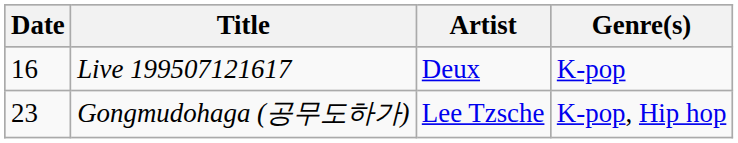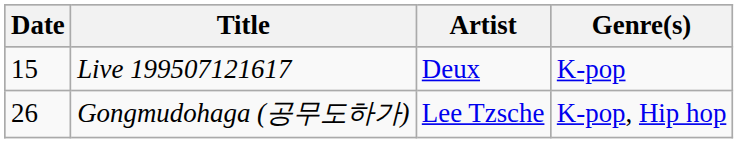(24, 68) 16 -> (24, 68) 15
(24, 113) 23 -> (24, 113) 26
